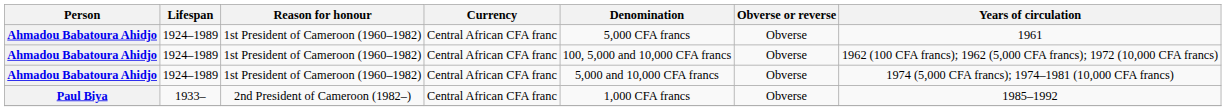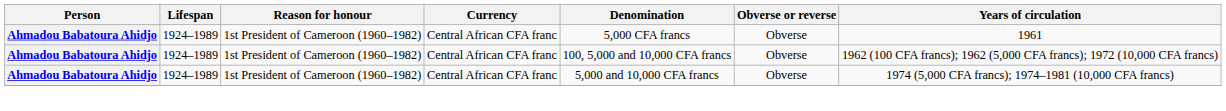- row: (82, 96)
